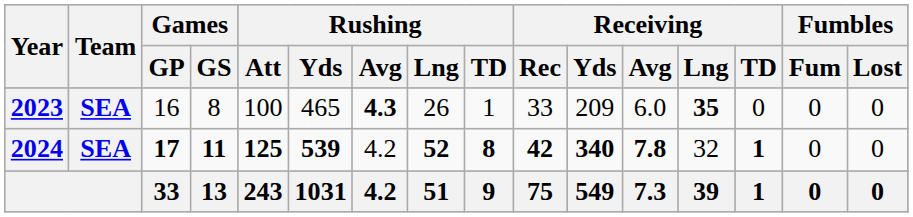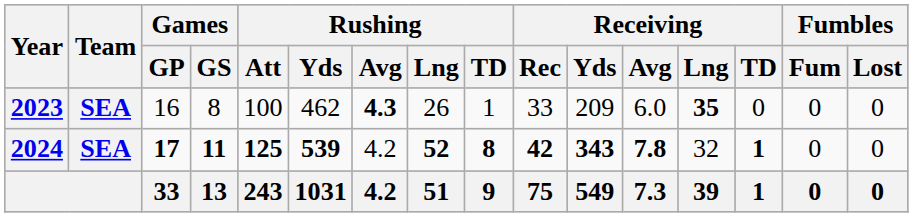(321, 107) 465 -> (321, 107) 462
(595, 149) 340 -> (595, 149) 343
